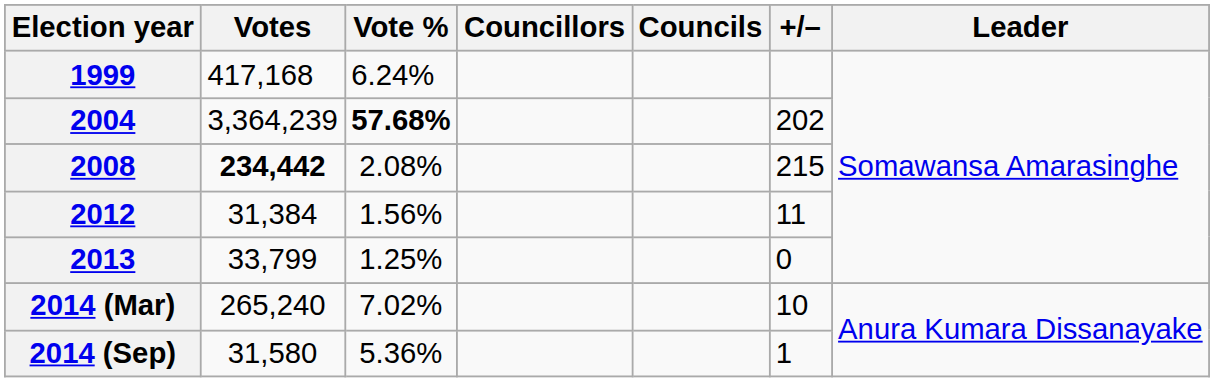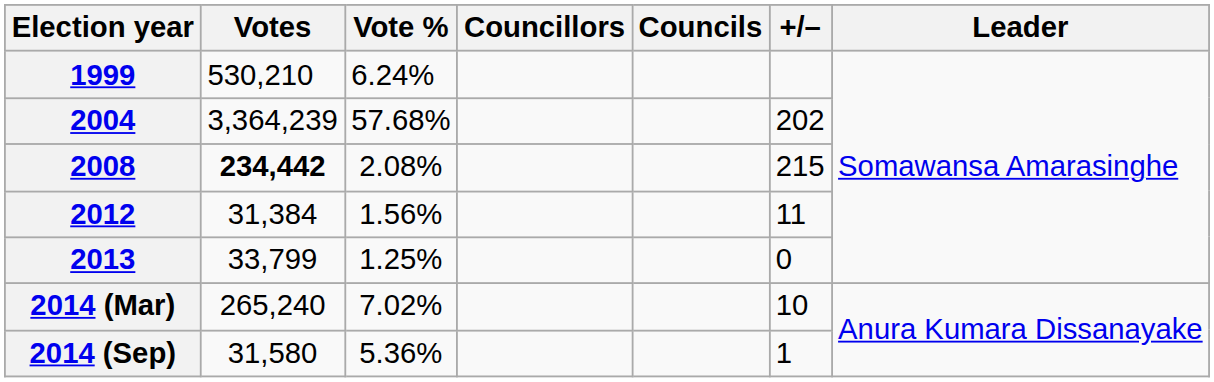(260, 74) 417,168 -> (260, 74) 530,210
(401, 120) bold -> (401, 120) normal
